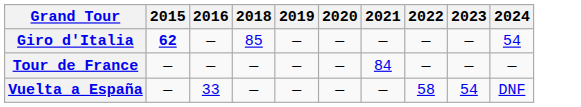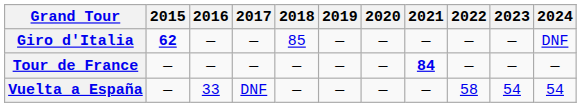+ column: (254, 17)
(512, 41) 54 -> (555, 41) DNF
(383, 65) normal -> (426, 65) bold
(512, 90) DNF -> (555, 90) 54
